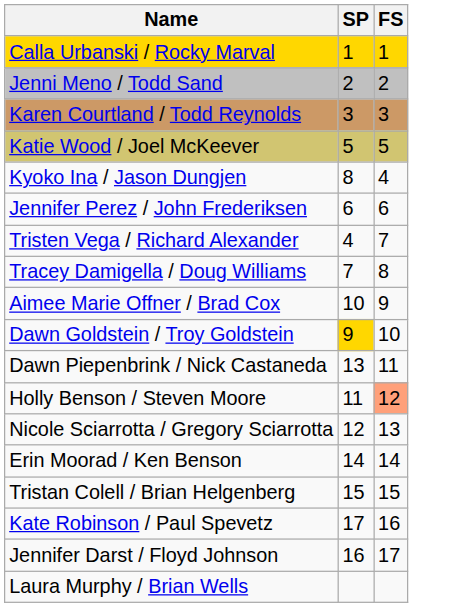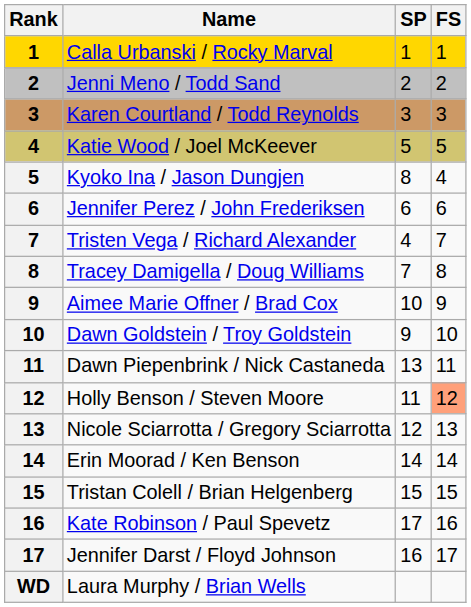+ column: (33, 20)
(348, 334) gold background -> (406, 334) no background
